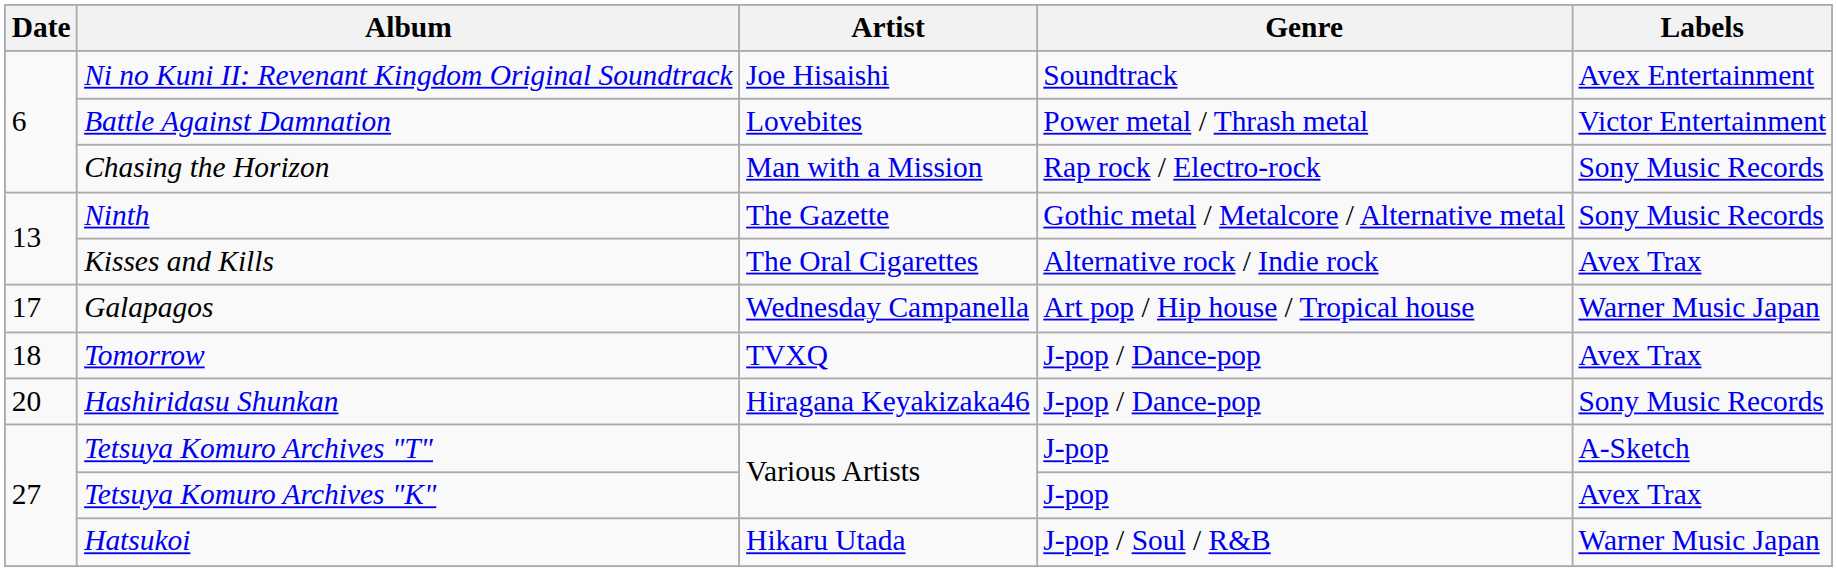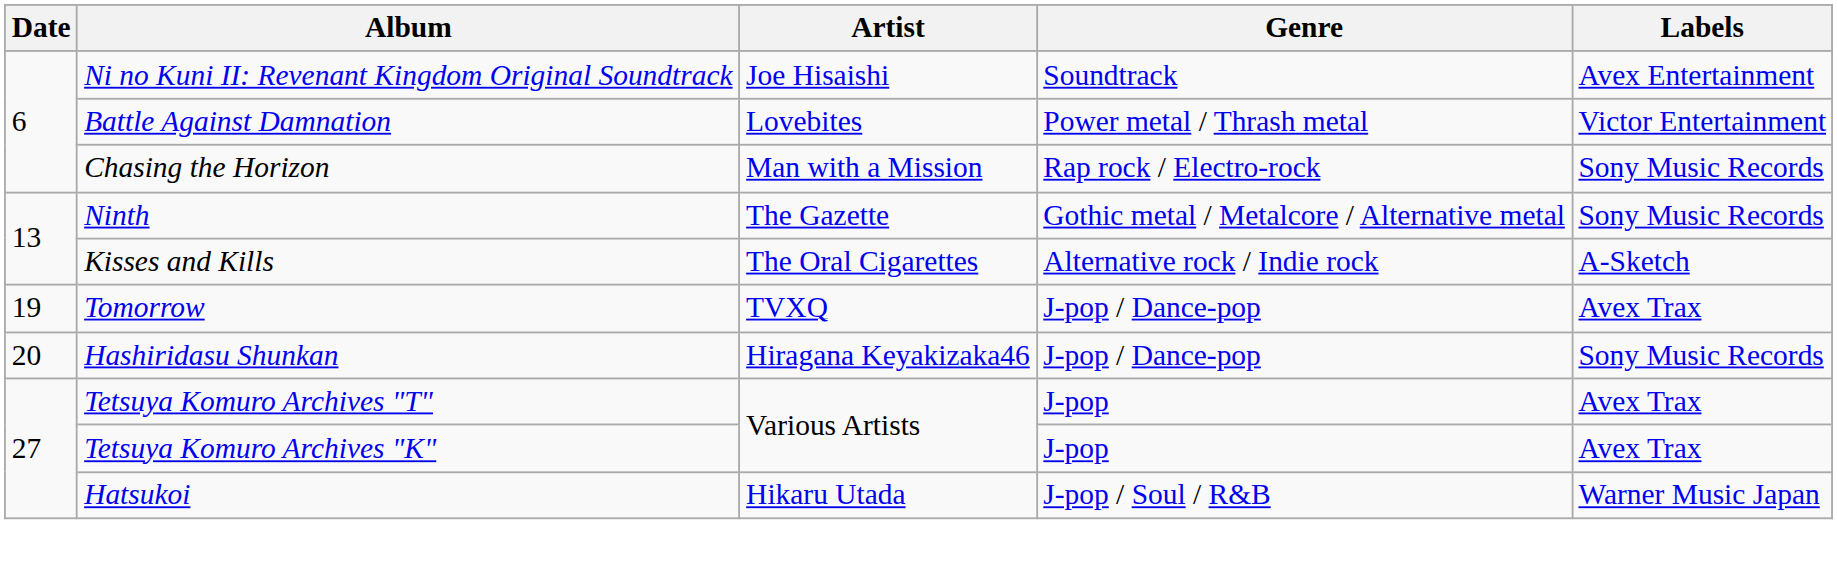(1640, 261) Avex Trax -> (1634, 261) A-Sketch
- row: (149, 307)
(26, 354) 18 -> (26, 307) 19
(1634, 448) A-Sketch -> (1640, 401) Avex Trax
